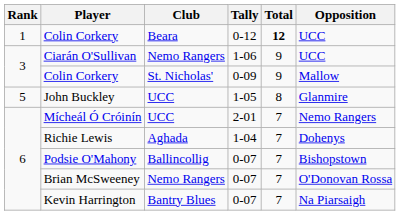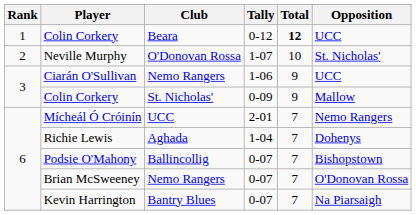+ row: (85, 55)
- row: (79, 96)
